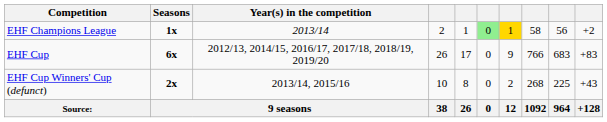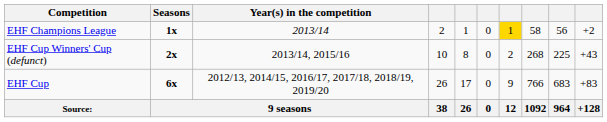(488, 30) lightgreen background -> (488, 30) no background
rows swapped: (28, 54) <-> (59, 84)
